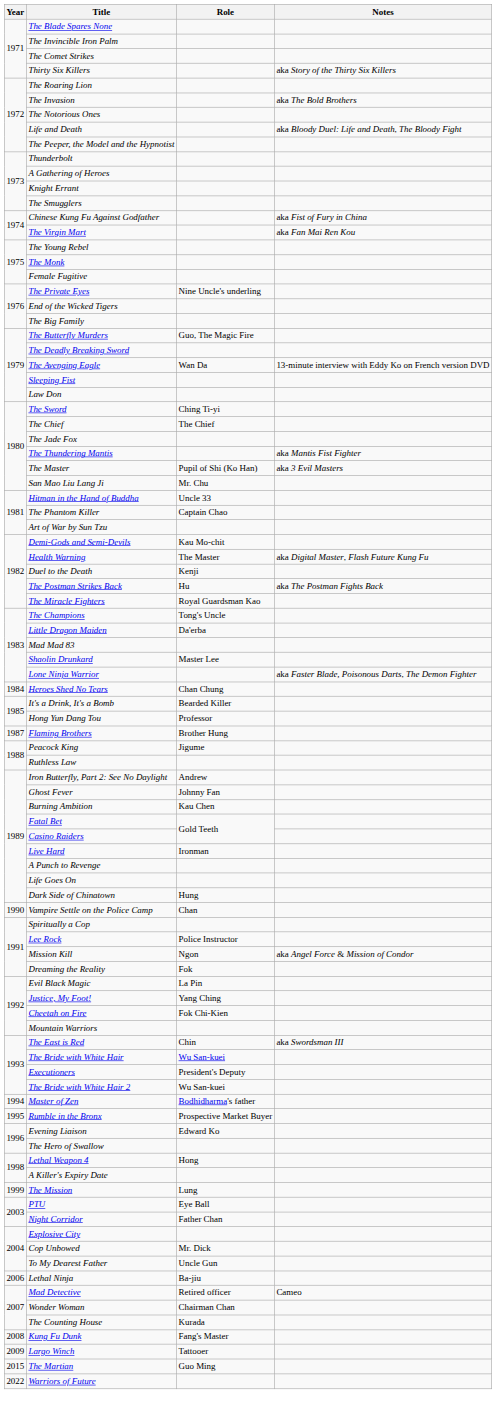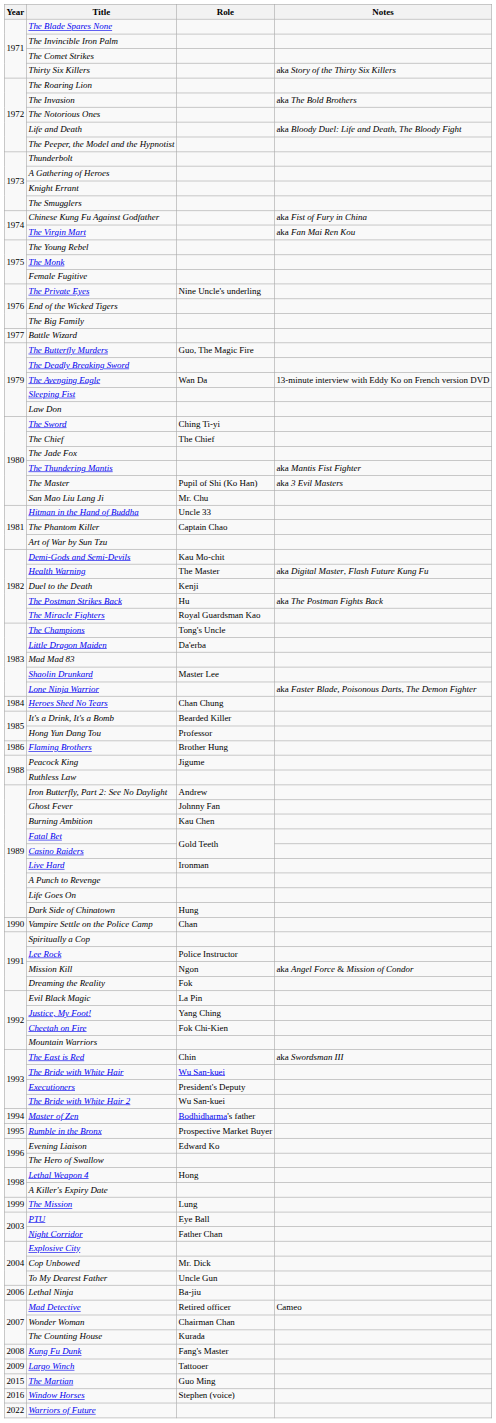+ row: (53, 336)
(15, 733) 1987 -> (15, 748) 1986
+ row: (57, 1396)
